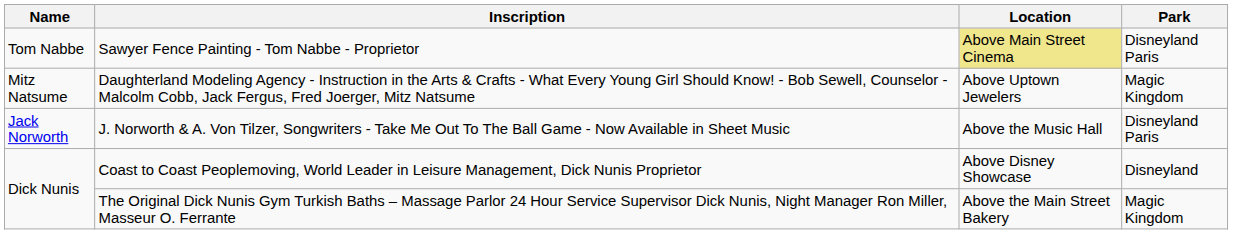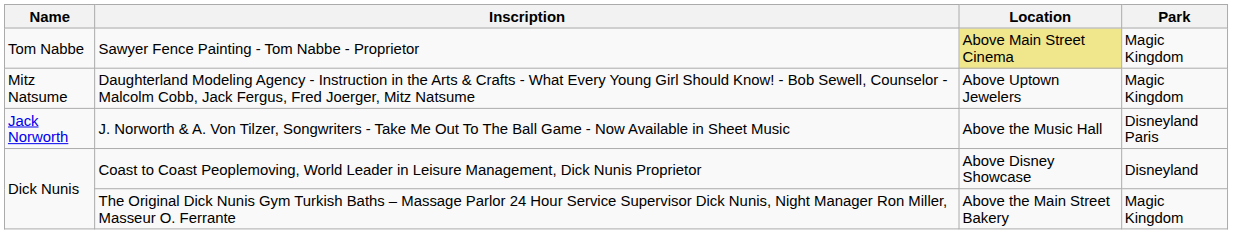(1162, 48) Disneyland Paris -> (1154, 48) Magic Kingdom
